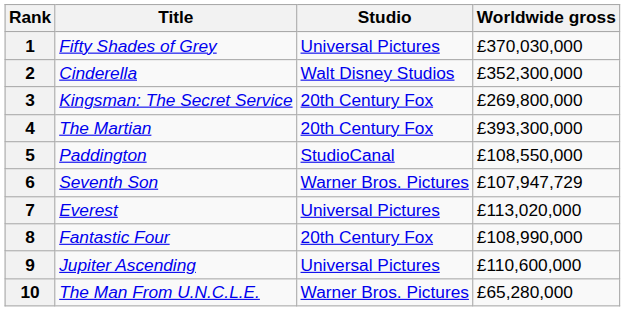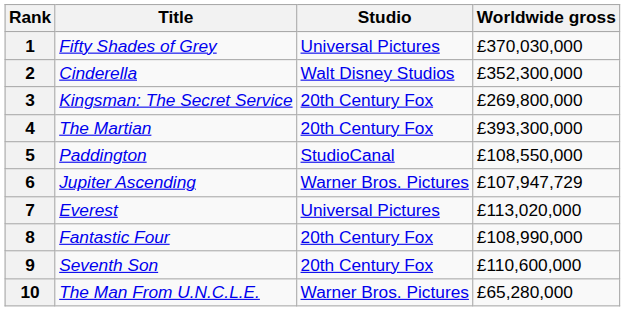(109, 182) Seventh Son -> (128, 182) Jupiter Ascending
(128, 264) Jupiter Ascending -> (109, 264) Seventh Son
(370, 264) Universal Pictures -> (367, 264) 20th Century Fox
